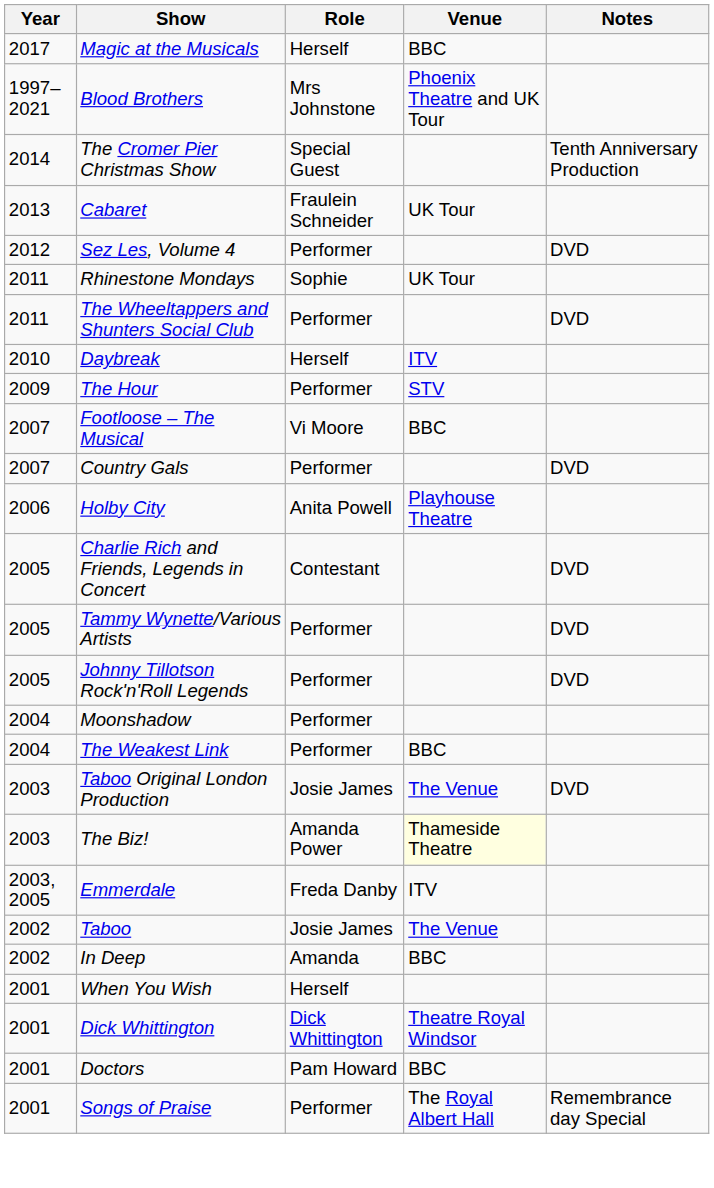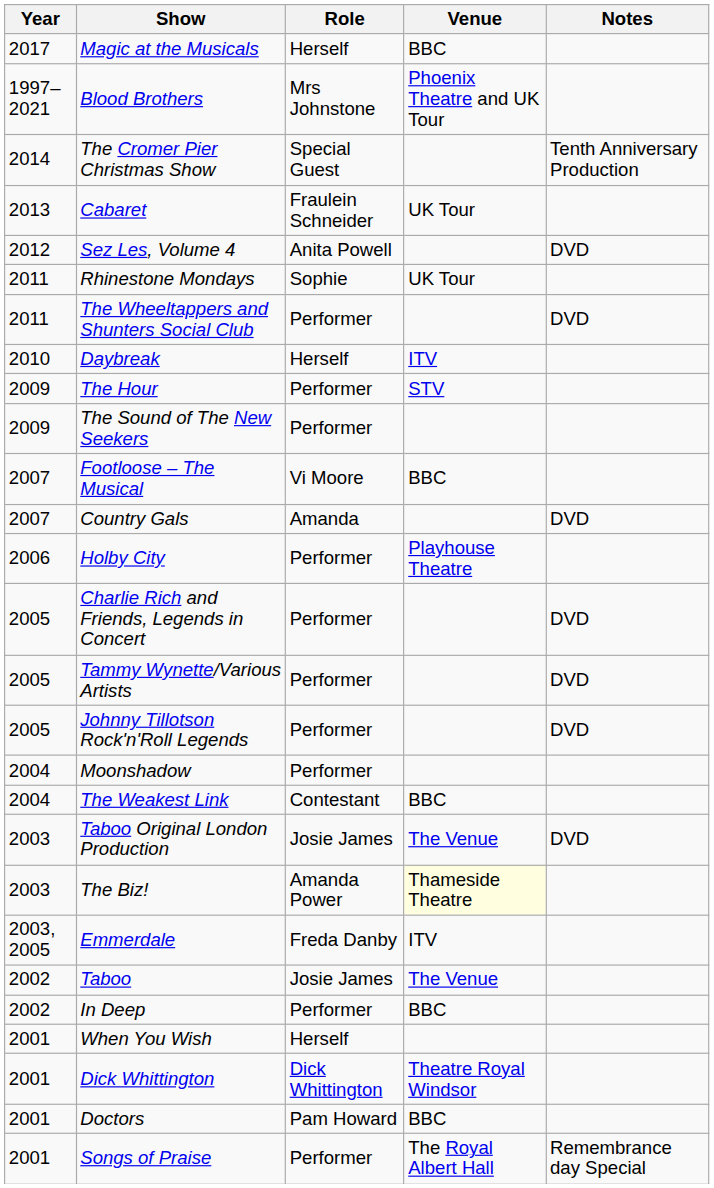(331, 249) Performer -> (341, 249) Anita Powell
+ row: (176, 428)
(331, 468) Performer -> (324, 518) Amanda
(341, 508) Anita Powell -> (331, 558) Performer
(335, 568) Contestant -> (331, 619) Performer
(331, 749) Performer -> (335, 799) Contestant
(324, 959) Amanda -> (331, 1009) Performer
